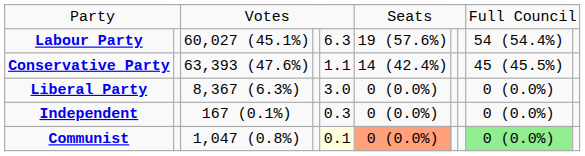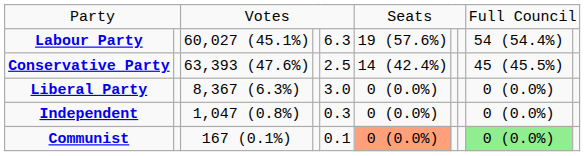(337, 65) 1.1 -> (337, 65) 2.5
(247, 114) 167 (0.1%) -> (247, 114) 1,047 (0.8%)
(247, 139) 1,047 (0.8%) -> (247, 139) 167 (0.1%)
(337, 139) lightyellow background -> (337, 139) no background
